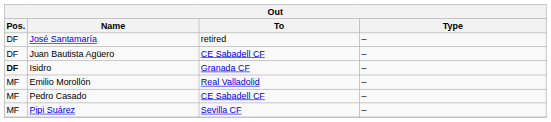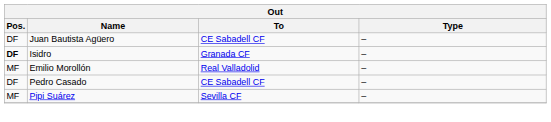- row: (63, 40)
(13, 96) MF -> (12, 82) DF
